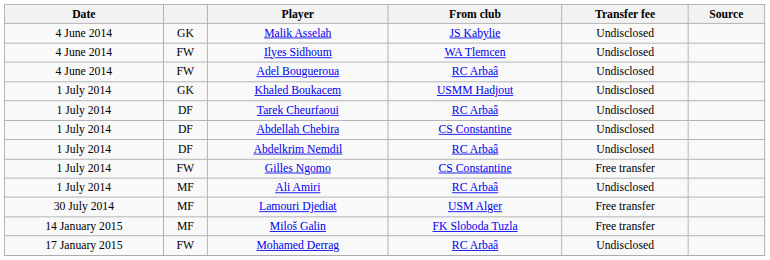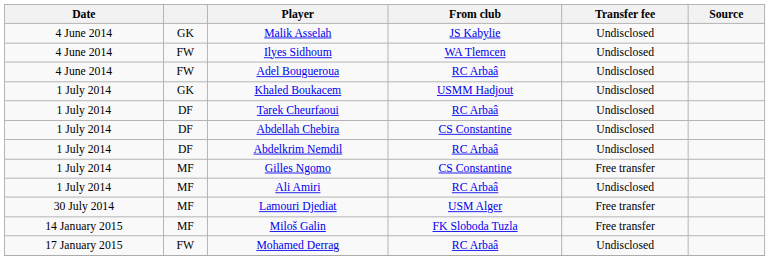(185, 168) FW -> (185, 168) MF
